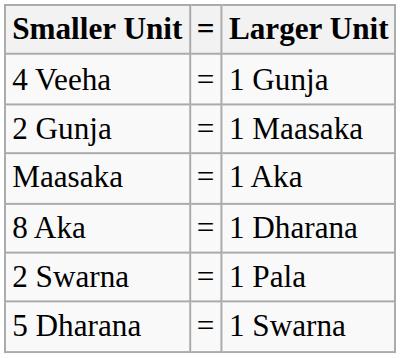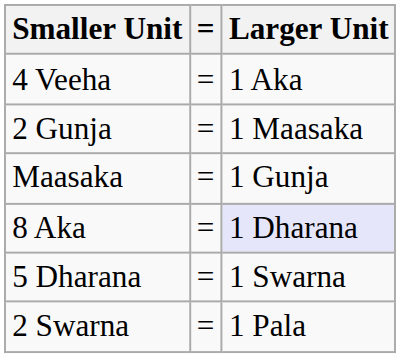(279, 78) 1 Gunja -> (266, 78) 1 Aka
(266, 177) 1 Aka -> (279, 177) 1 Gunja
(293, 227) no background -> (293, 227) lavender background
rows swapped: (77, 326) <-> (71, 276)
